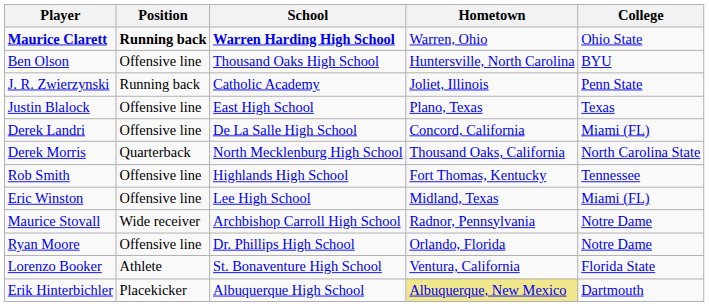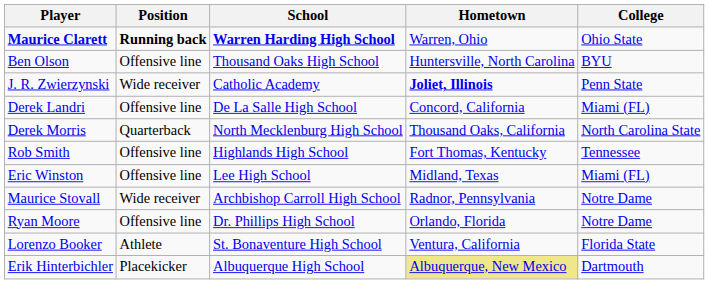(160, 84) Running back -> (160, 84) Wide receiver
(449, 84) normal -> (451, 84) bold
- row: (49, 107)
